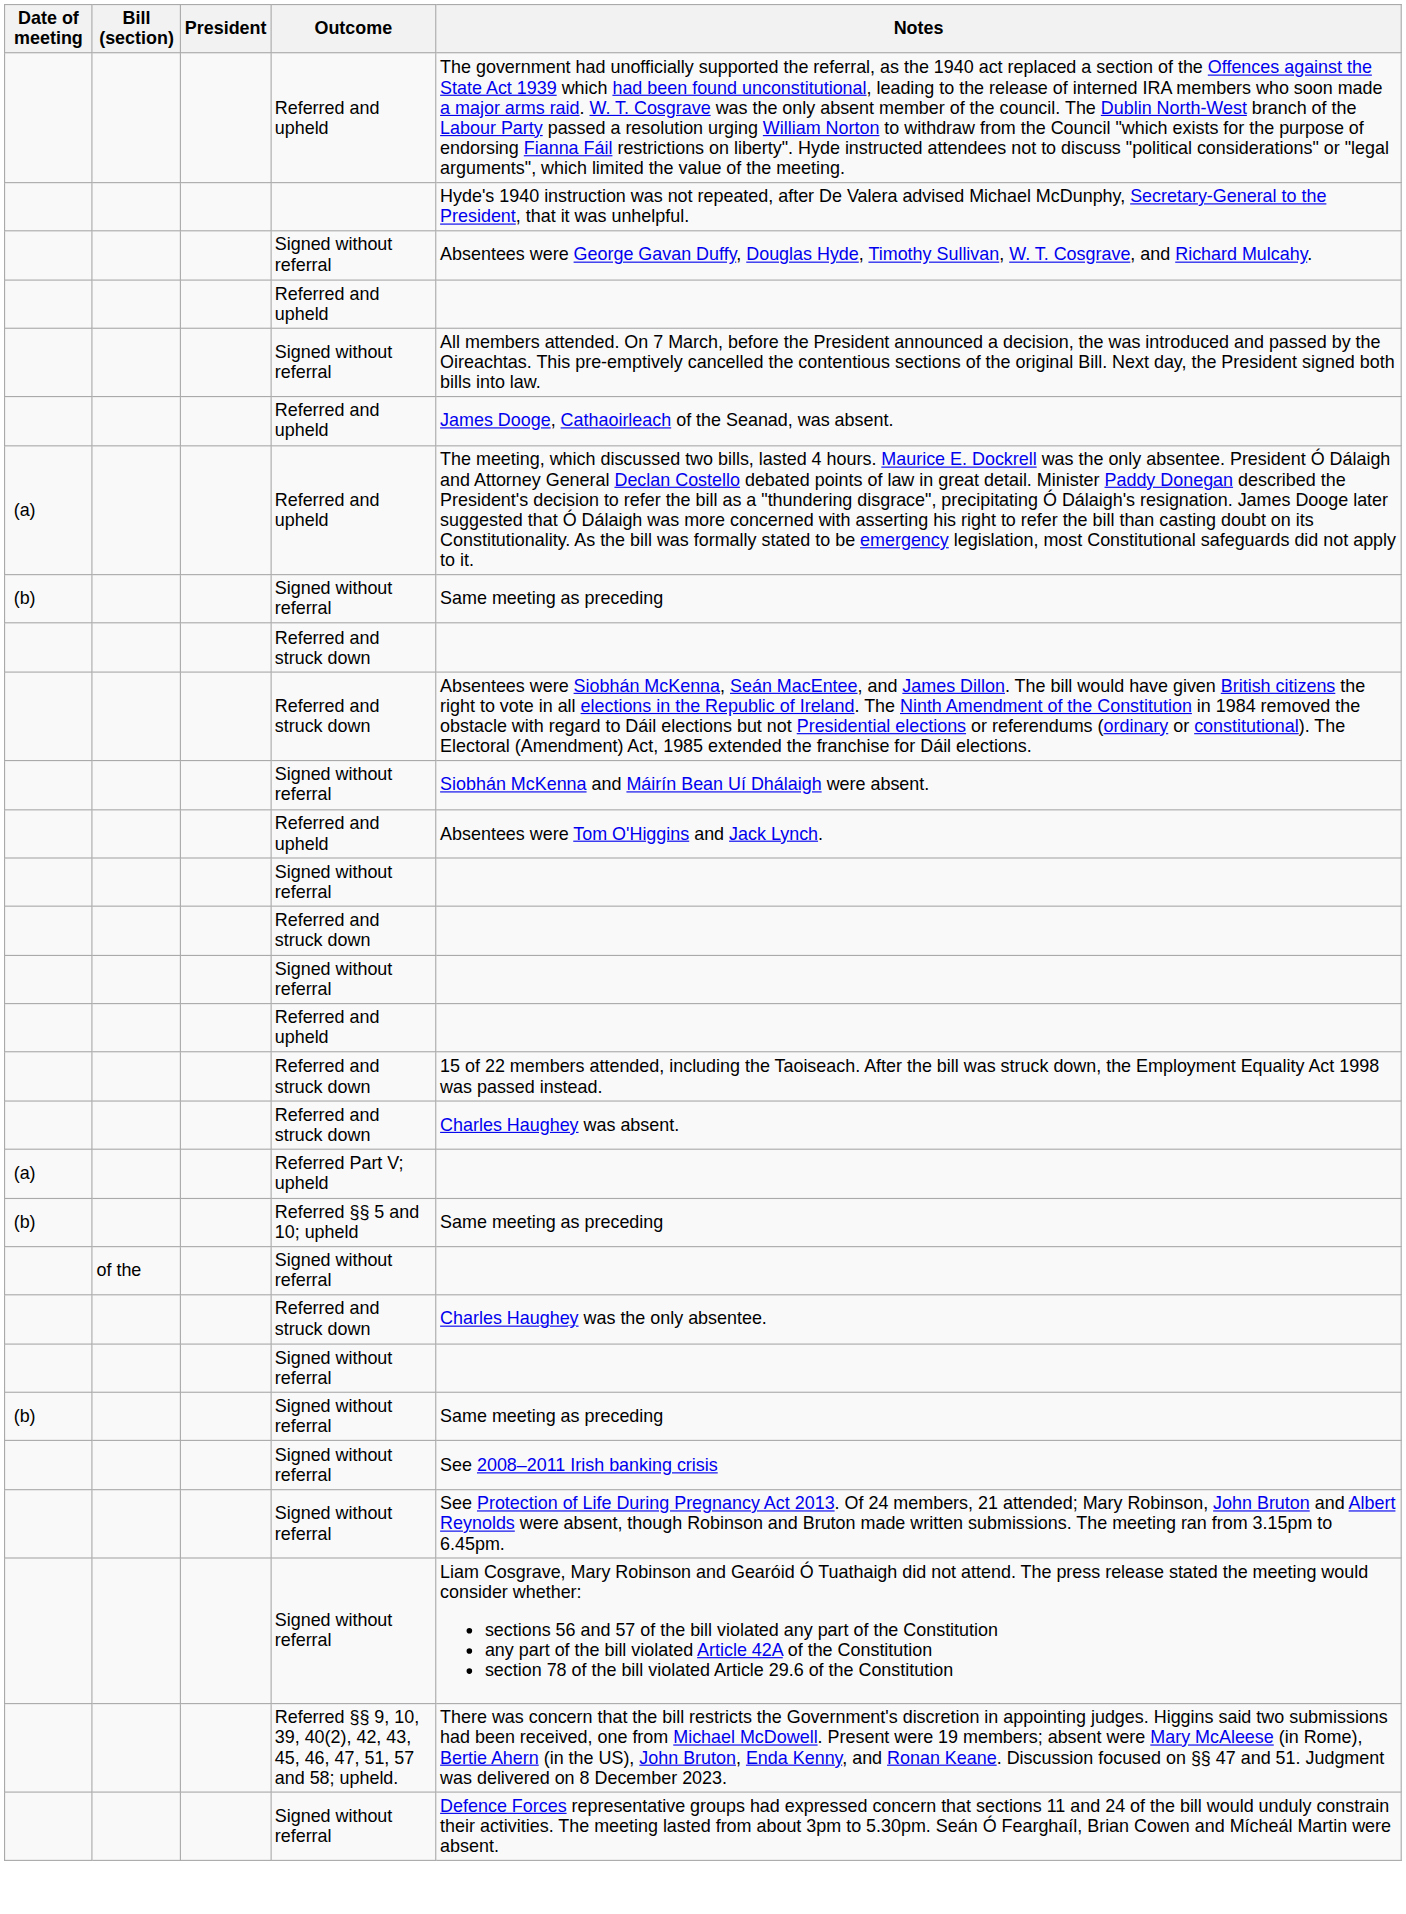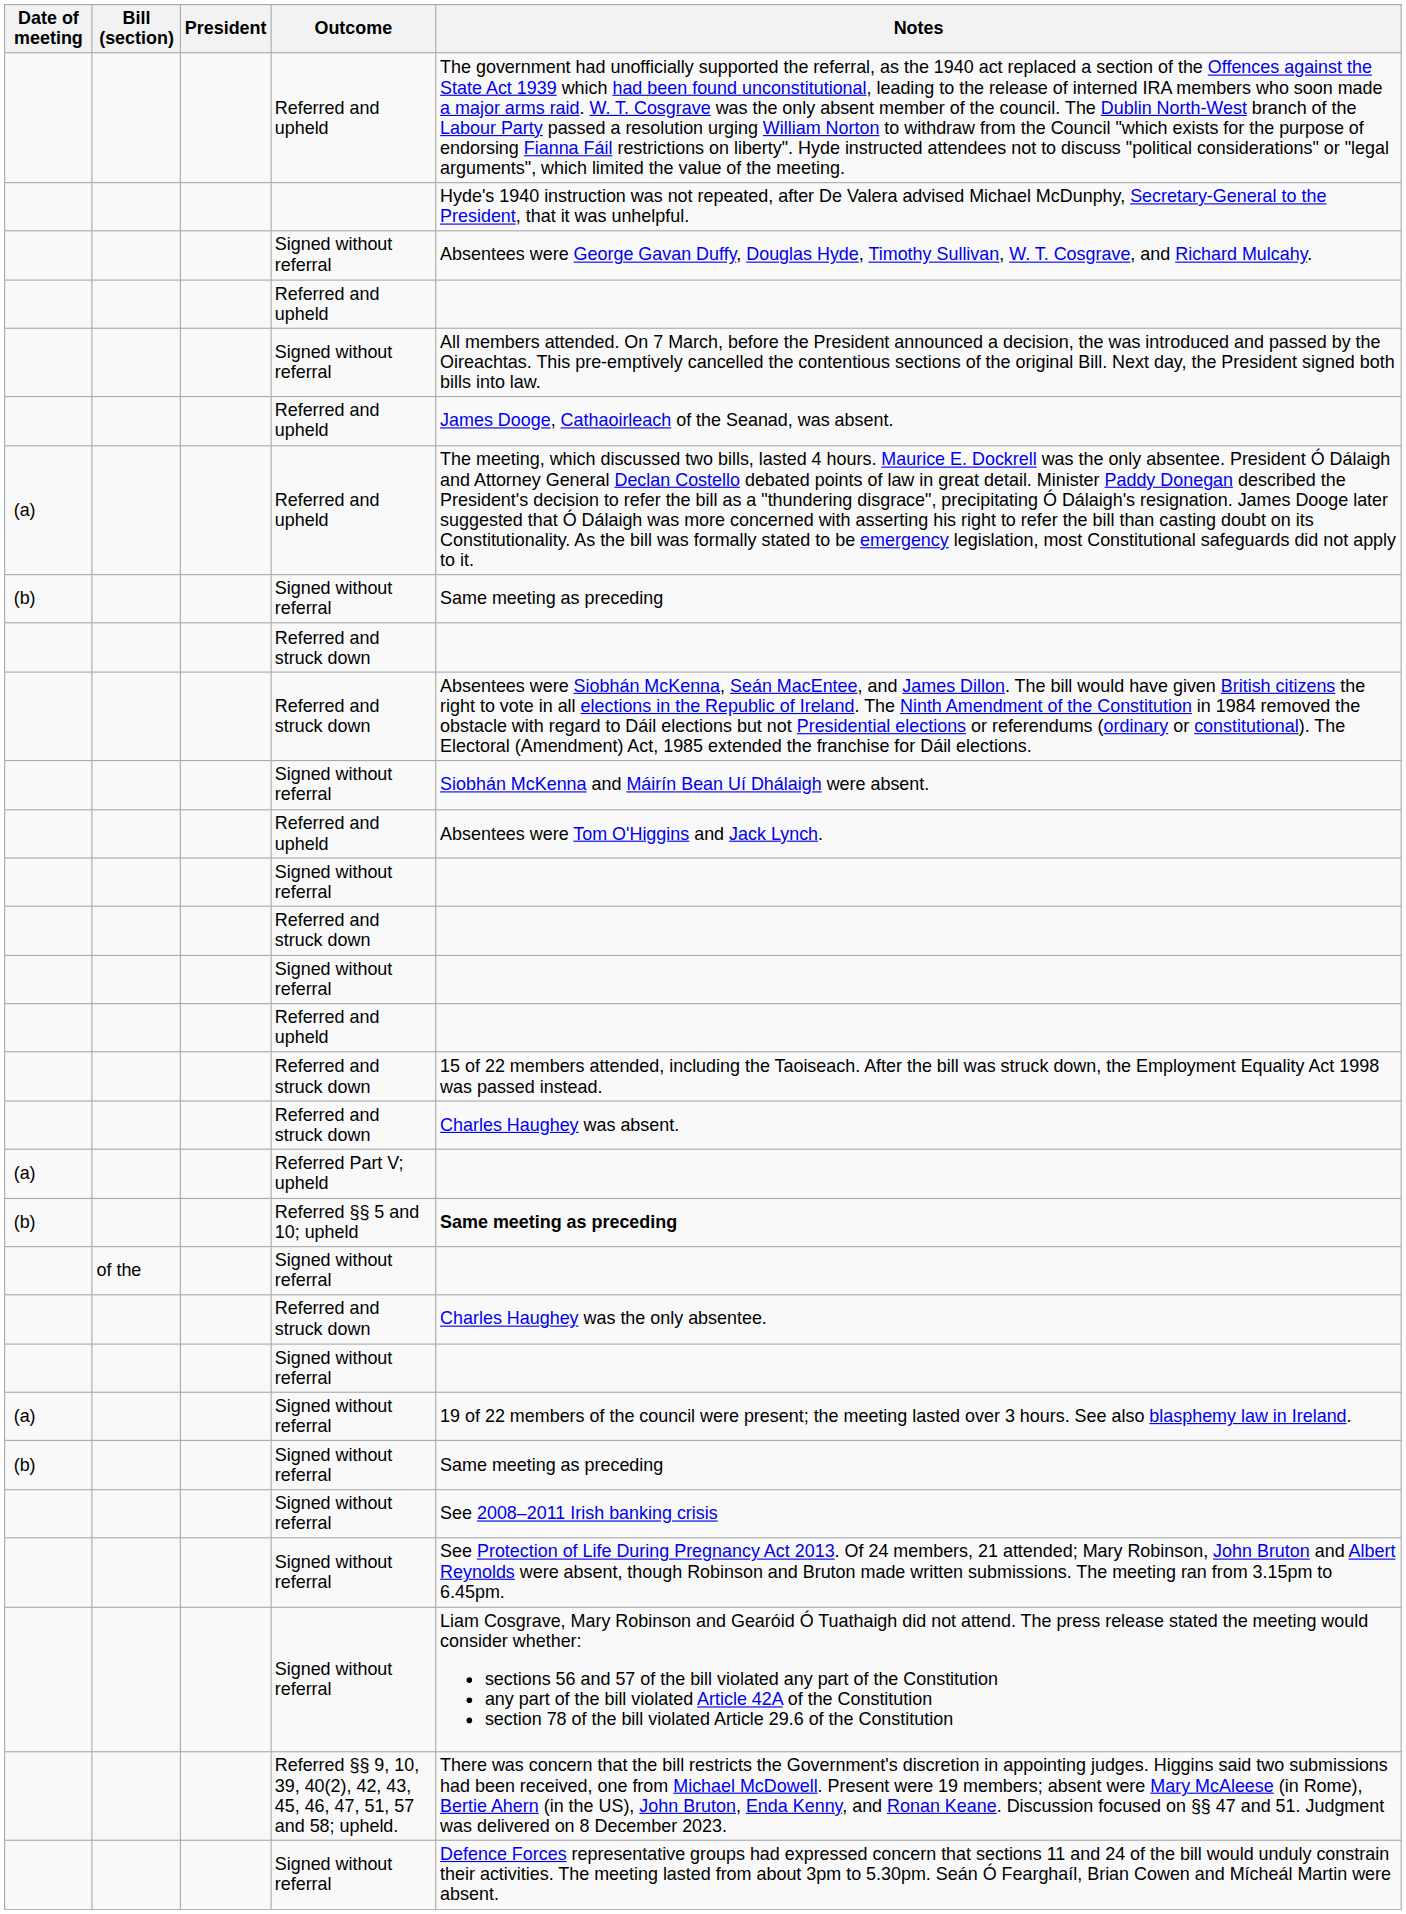(552, 1222) normal -> (559, 1222) bold
+ row: (22, 1416)
